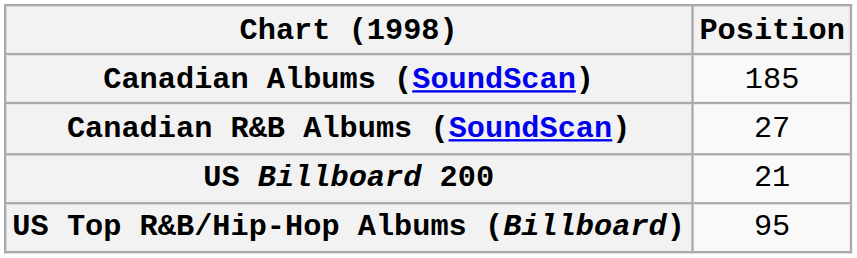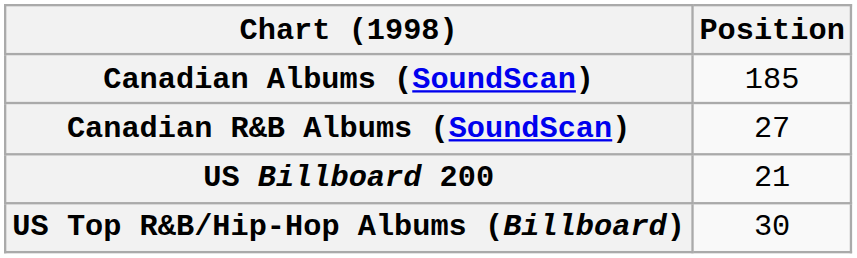(772, 227) 95 -> (772, 227) 30
